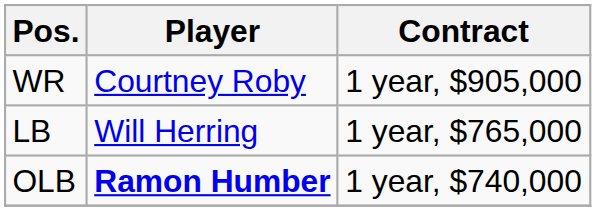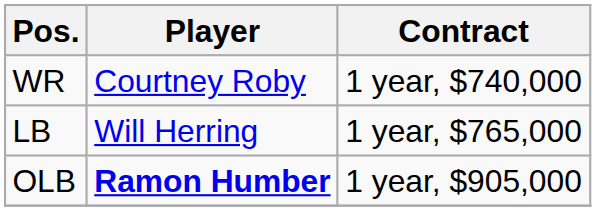(464, 81) 1 year, $905,000 -> (464, 81) 1 year, $740,000
(464, 181) 1 year, $740,000 -> (464, 181) 1 year, $905,000
